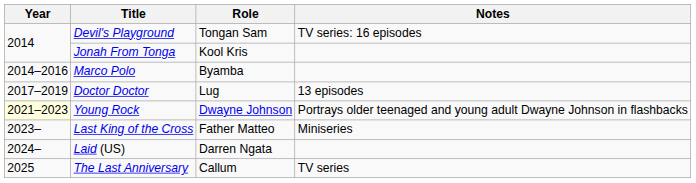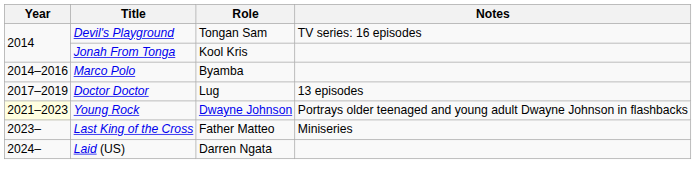- row: (131, 168)
